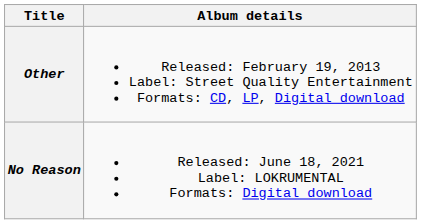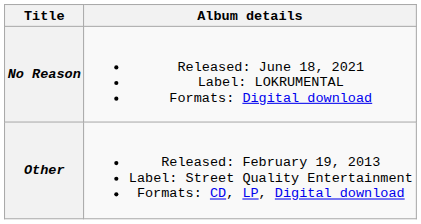rows swapped: (44, 74) <-> (44, 170)
